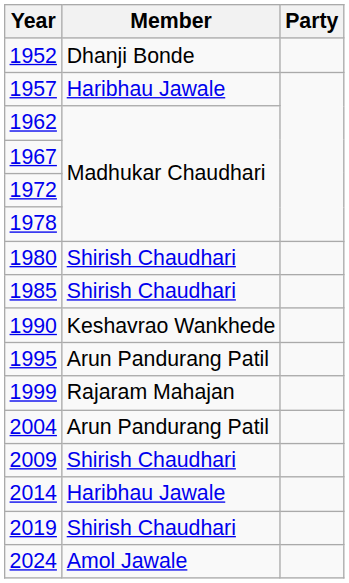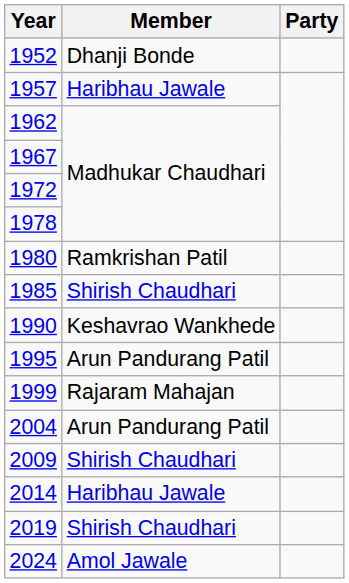(151, 257) Shirish Chaudhari -> (147, 257) Ramkrishan Patil
